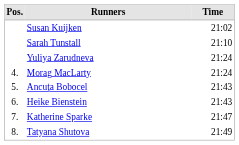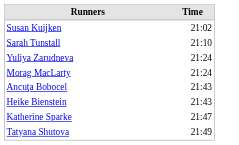- column: (15, 12)
